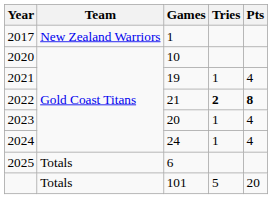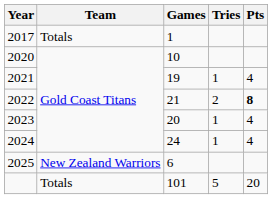(100, 36) New Zealand Warriors -> (56, 36) Totals
(215, 99) bold -> (215, 99) normal
(56, 162) Totals -> (100, 162) New Zealand Warriors
